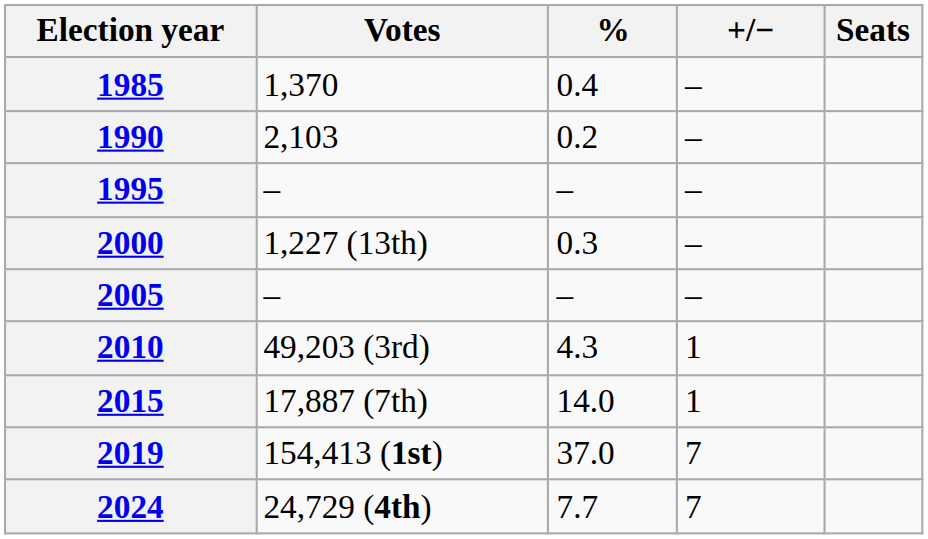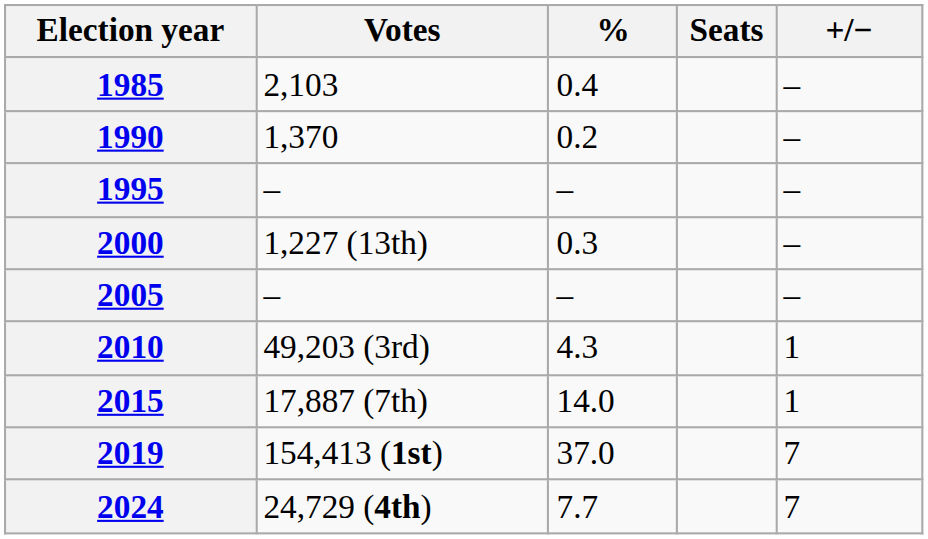columns swapped: (873, 30) <-> (751, 30)
(301, 83) 1,370 -> (301, 83) 2,103
(301, 136) 2,103 -> (301, 136) 1,370
